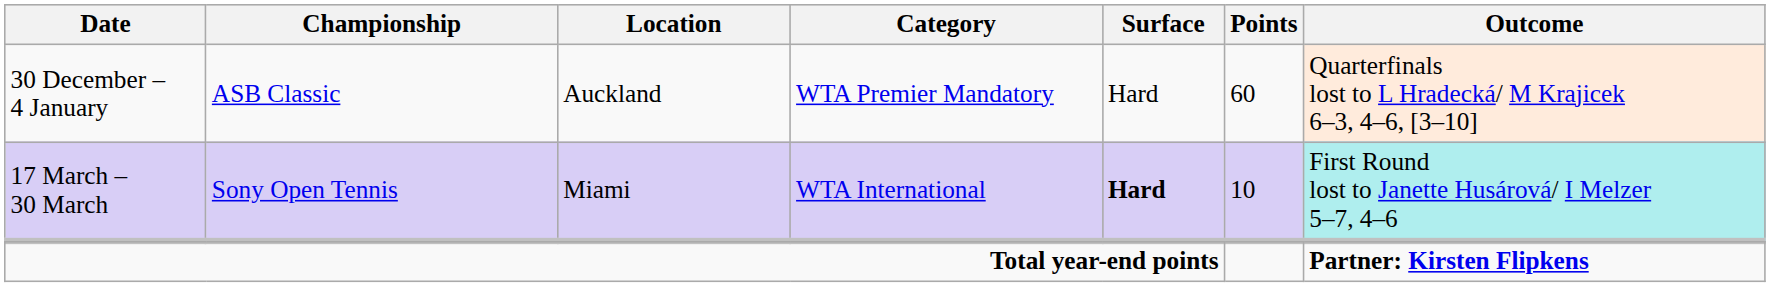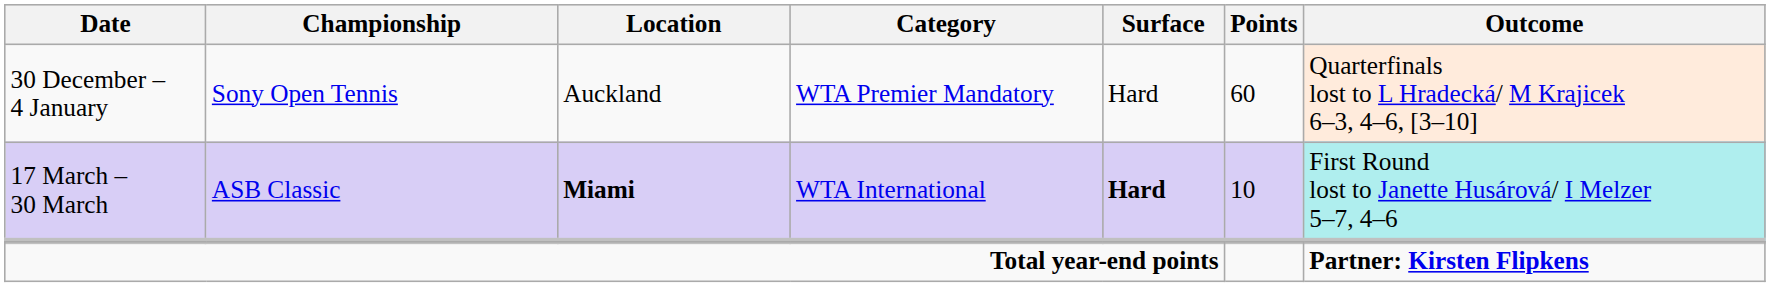(276, 93) ASB Classic -> (305, 93) Sony Open Tennis
(305, 190) Sony Open Tennis -> (276, 190) ASB Classic
(597, 190) normal -> (599, 190) bold
